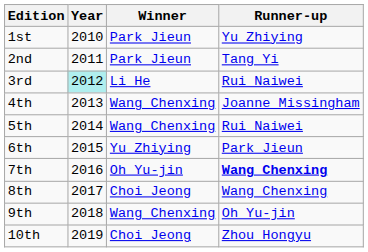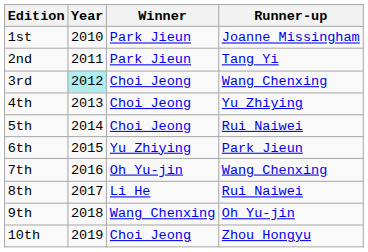(262, 38) Yu Zhiying -> (291, 38) Joanne Missingham
(130, 82) Li He -> (150, 82) Choi Jeong
(262, 82) Rui Naiwei -> (275, 82) Wang Chenxing
(163, 104) Wang Chenxing -> (150, 104) Choi Jeong
(291, 104) Joanne Missingham -> (262, 104) Yu Zhiying
(163, 126) Wang Chenxing -> (150, 126) Choi Jeong
(275, 170) bold -> (275, 170) normal
(150, 192) Choi Jeong -> (130, 192) Li He
(275, 192) Wang Chenxing -> (262, 192) Rui Naiwei
